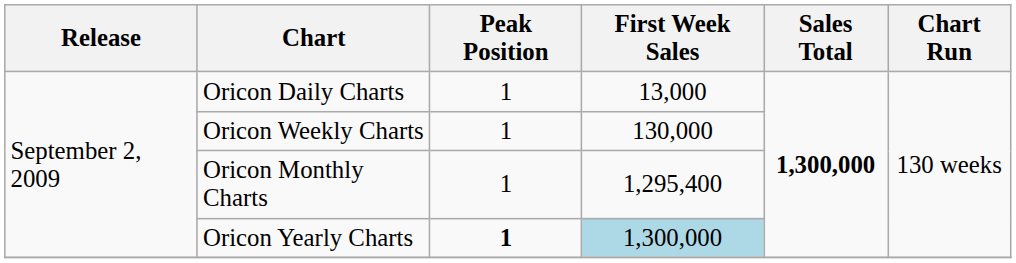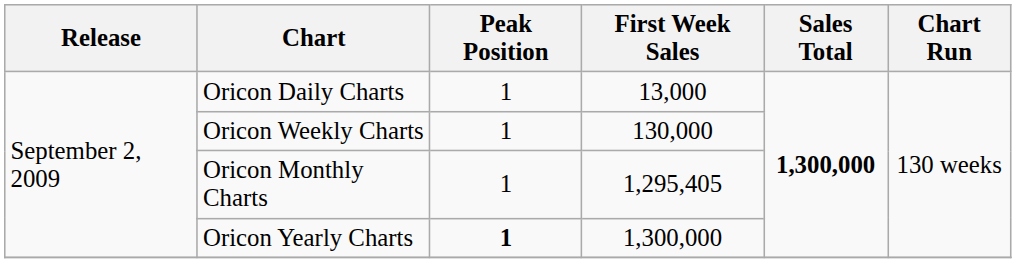(673, 184) 1,295,400 -> (673, 184) 1,295,405
(673, 237) lightblue background -> (673, 237) no background
